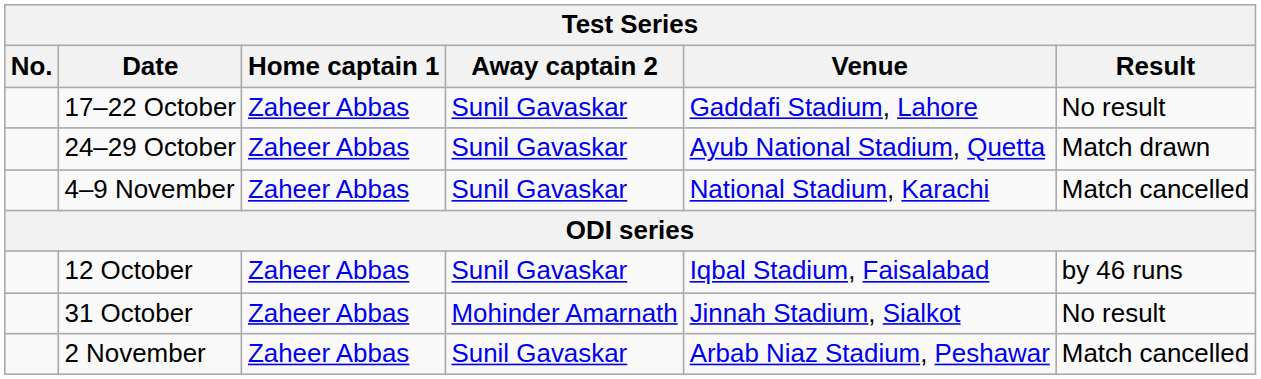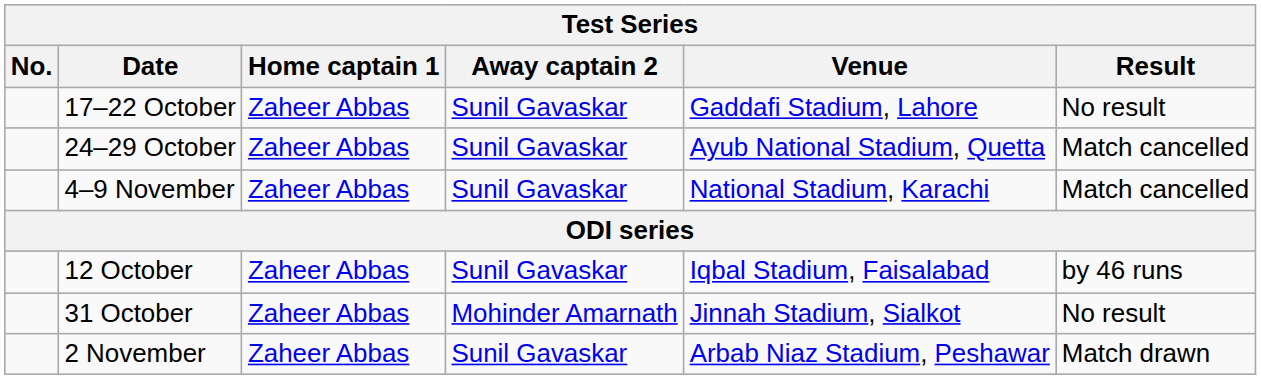(1136, 148) Match drawn -> (1155, 148) Match cancelled
(1155, 353) Match cancelled -> (1136, 353) Match drawn
